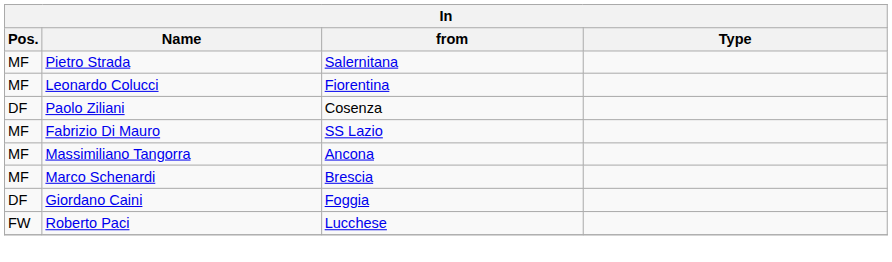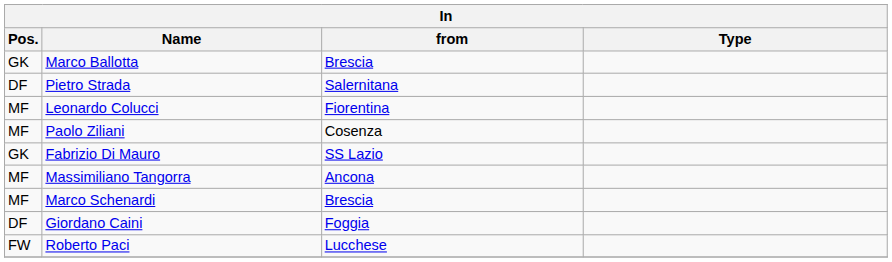+ row: (92, 62)
(18, 62) MF -> (18, 85) DF
(18, 108) DF -> (18, 131) MF
(18, 131) MF -> (18, 154) GK
